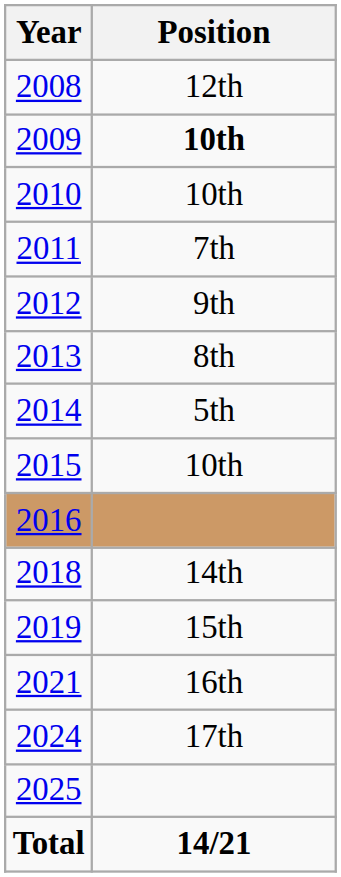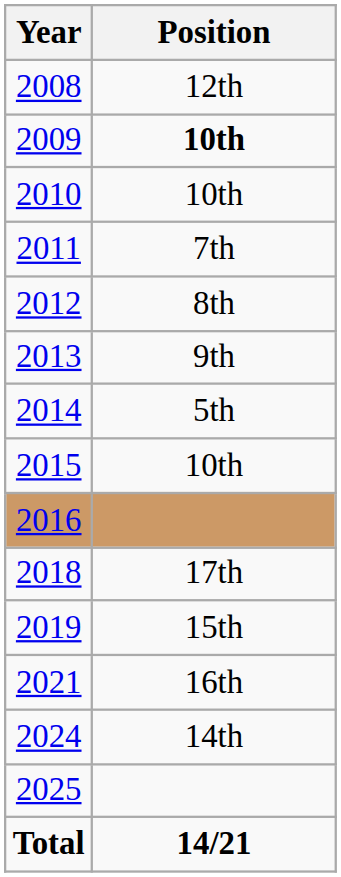(214, 302) 9th -> (214, 302) 8th
(214, 356) 8th -> (214, 356) 9th
(214, 573) 14th -> (214, 573) 17th
(214, 735) 17th -> (214, 735) 14th
